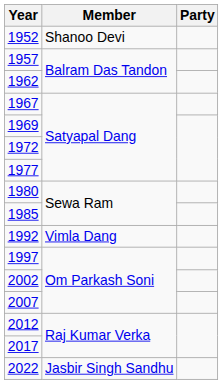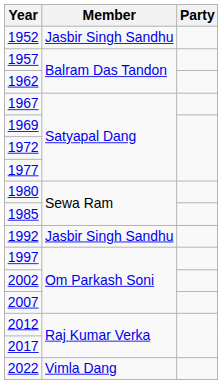(85, 37) Shanoo Devi -> (109, 37) Jasbir Singh Sandhu
(81, 236) Vimla Dang -> (109, 236) Jasbir Singh Sandhu
(109, 368) Jasbir Singh Sandhu -> (81, 368) Vimla Dang
